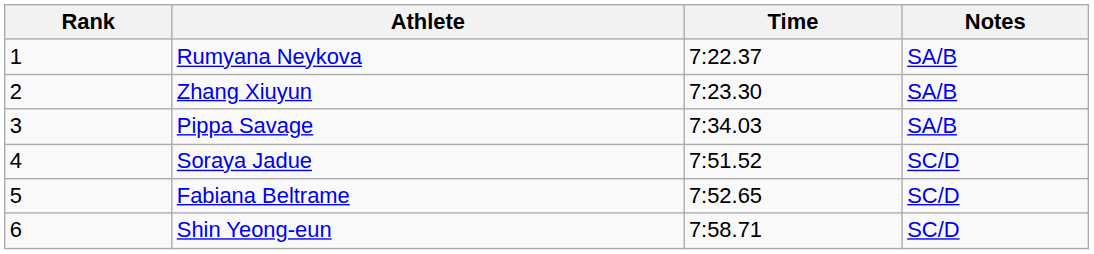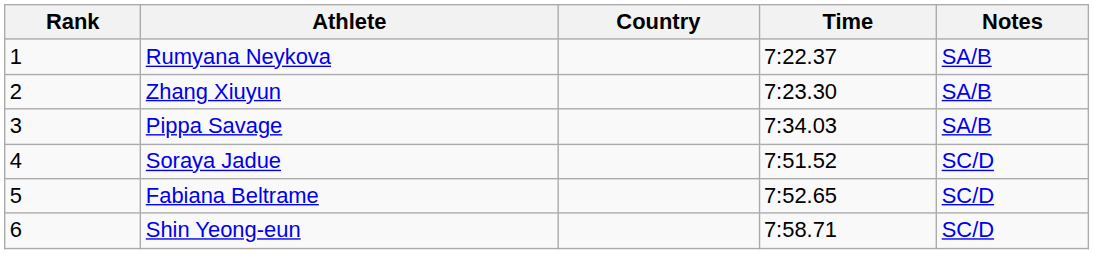+ column: (658, 21)
